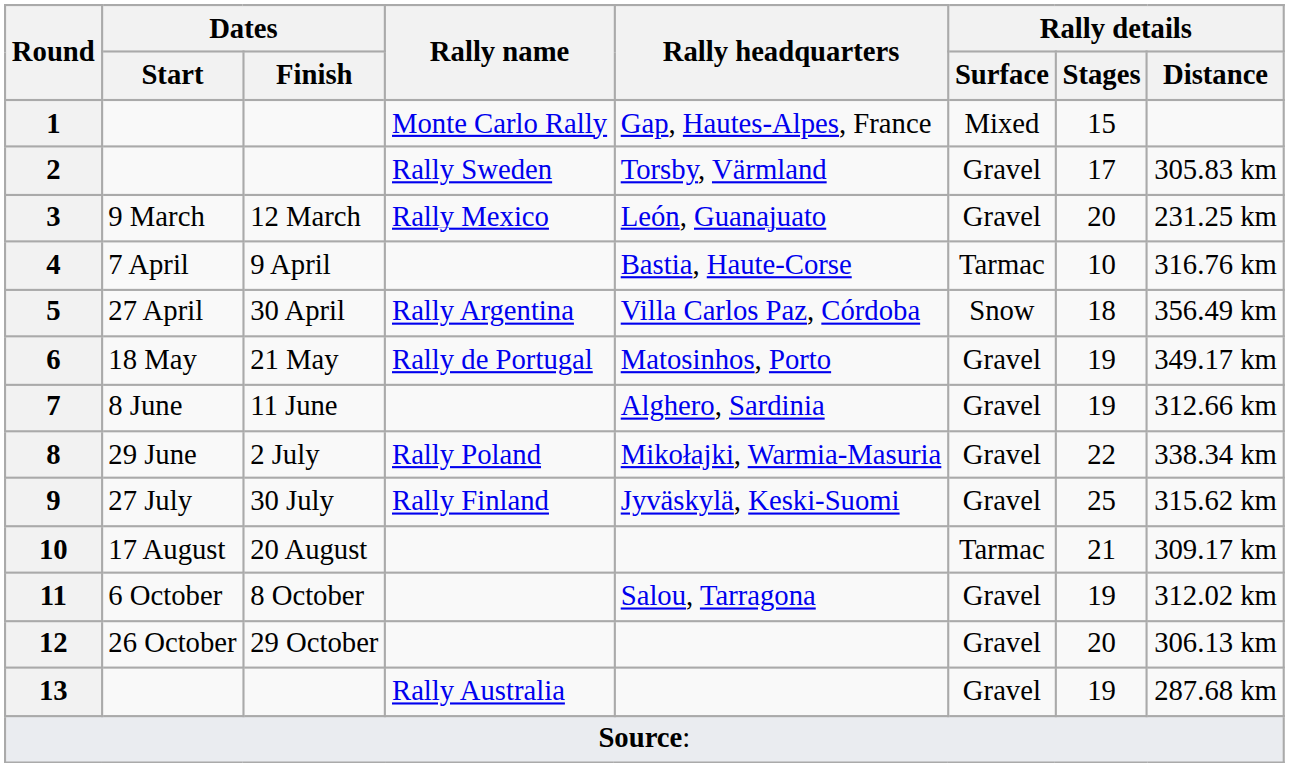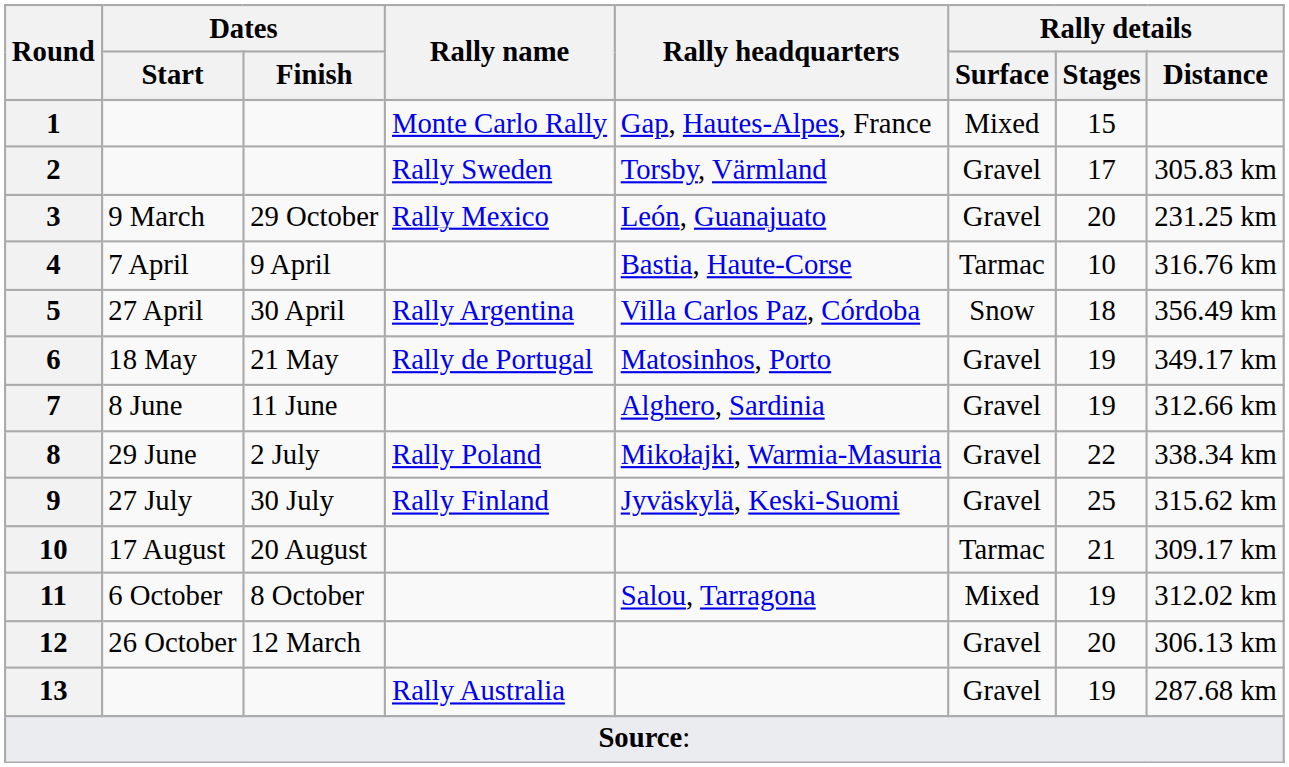(306, 217) 12 March -> (314, 217) 29 October
(1002, 595) Gravel -> (1002, 595) Mixed
(314, 643) 29 October -> (306, 643) 12 March
